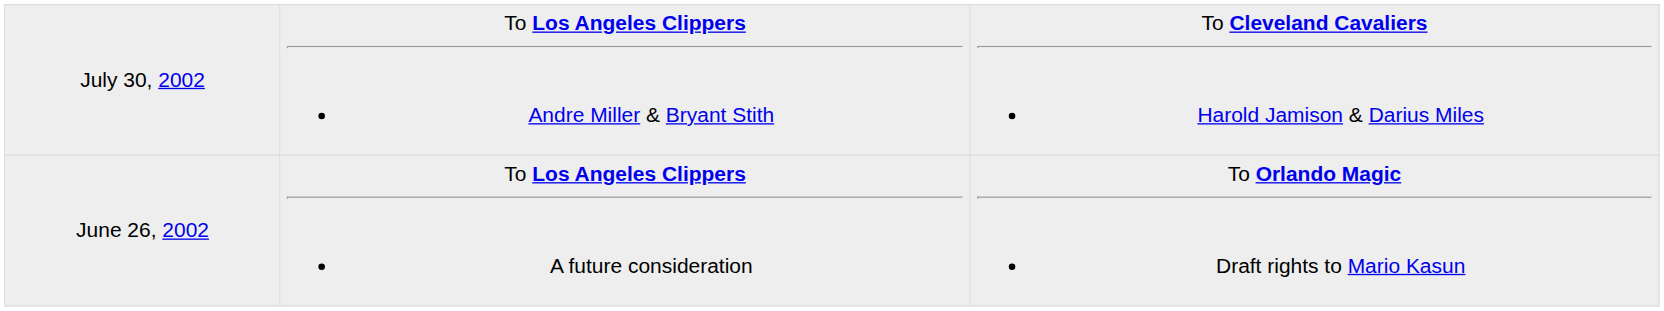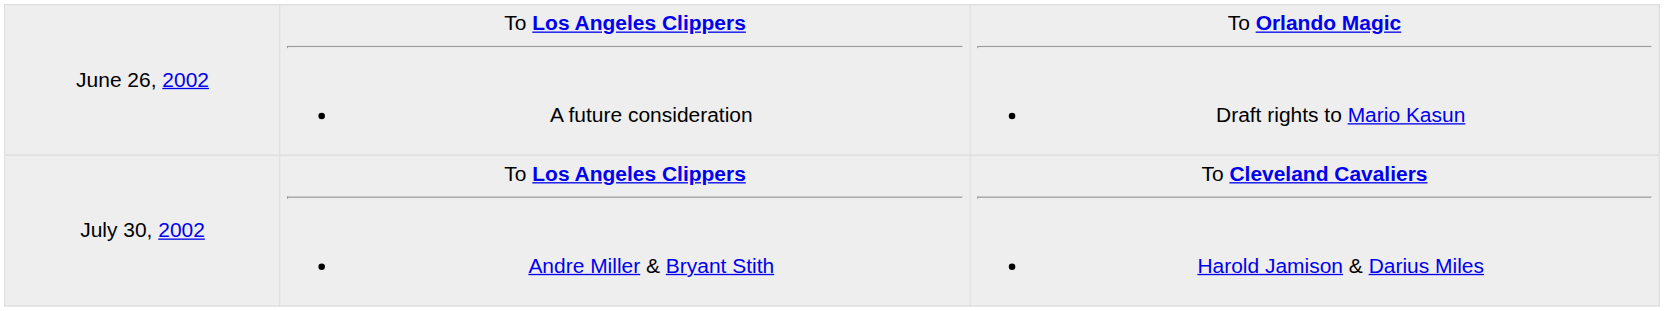rows swapped: (143, 230) <-> (143, 79)
